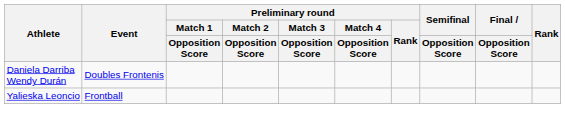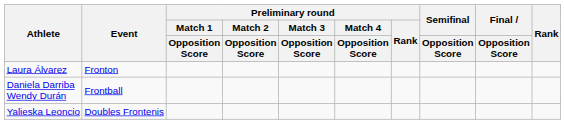+ row: (37, 70)
(124, 75) Doubles Frontenis -> (104, 91) Frontball
(104, 96) Frontball -> (124, 112) Doubles Frontenis
